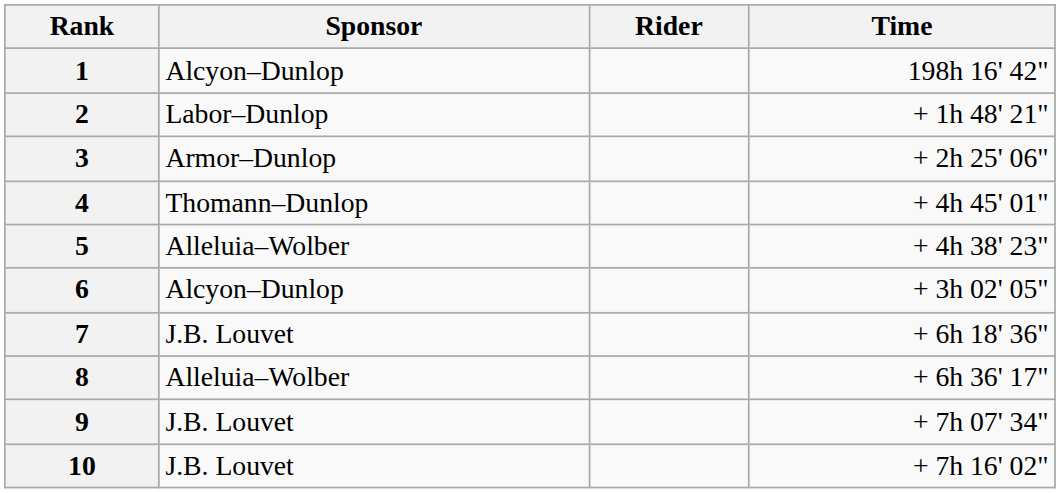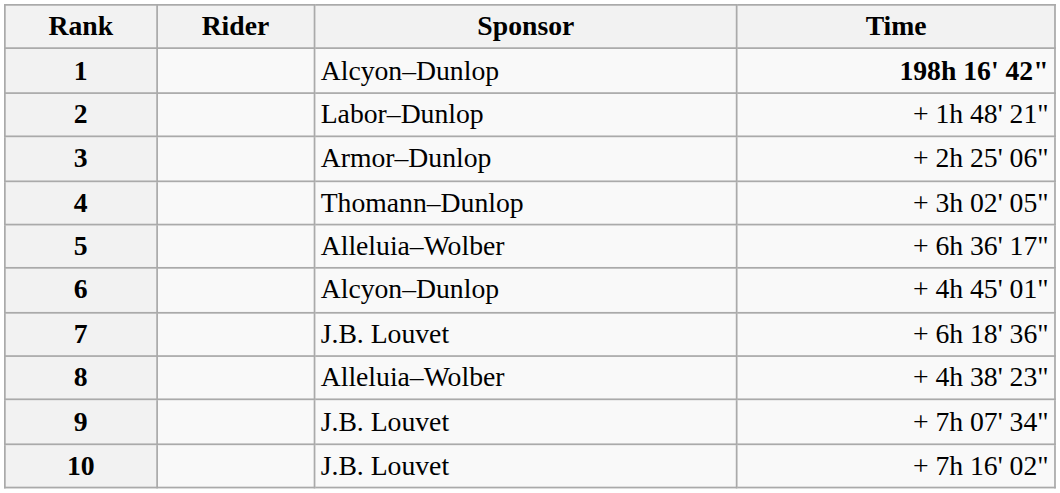columns swapped: (669, 26) <-> (374, 26)
(978, 70) normal -> (974, 70) bold
(981, 202) + 4h 45' 01" -> (981, 202) + 3h 02' 05"
(981, 245) + 4h 38' 23" -> (981, 245) + 6h 36' 17"
(981, 289) + 3h 02' 05" -> (981, 289) + 4h 45' 01"
(981, 377) + 6h 36' 17" -> (981, 377) + 4h 38' 23"
